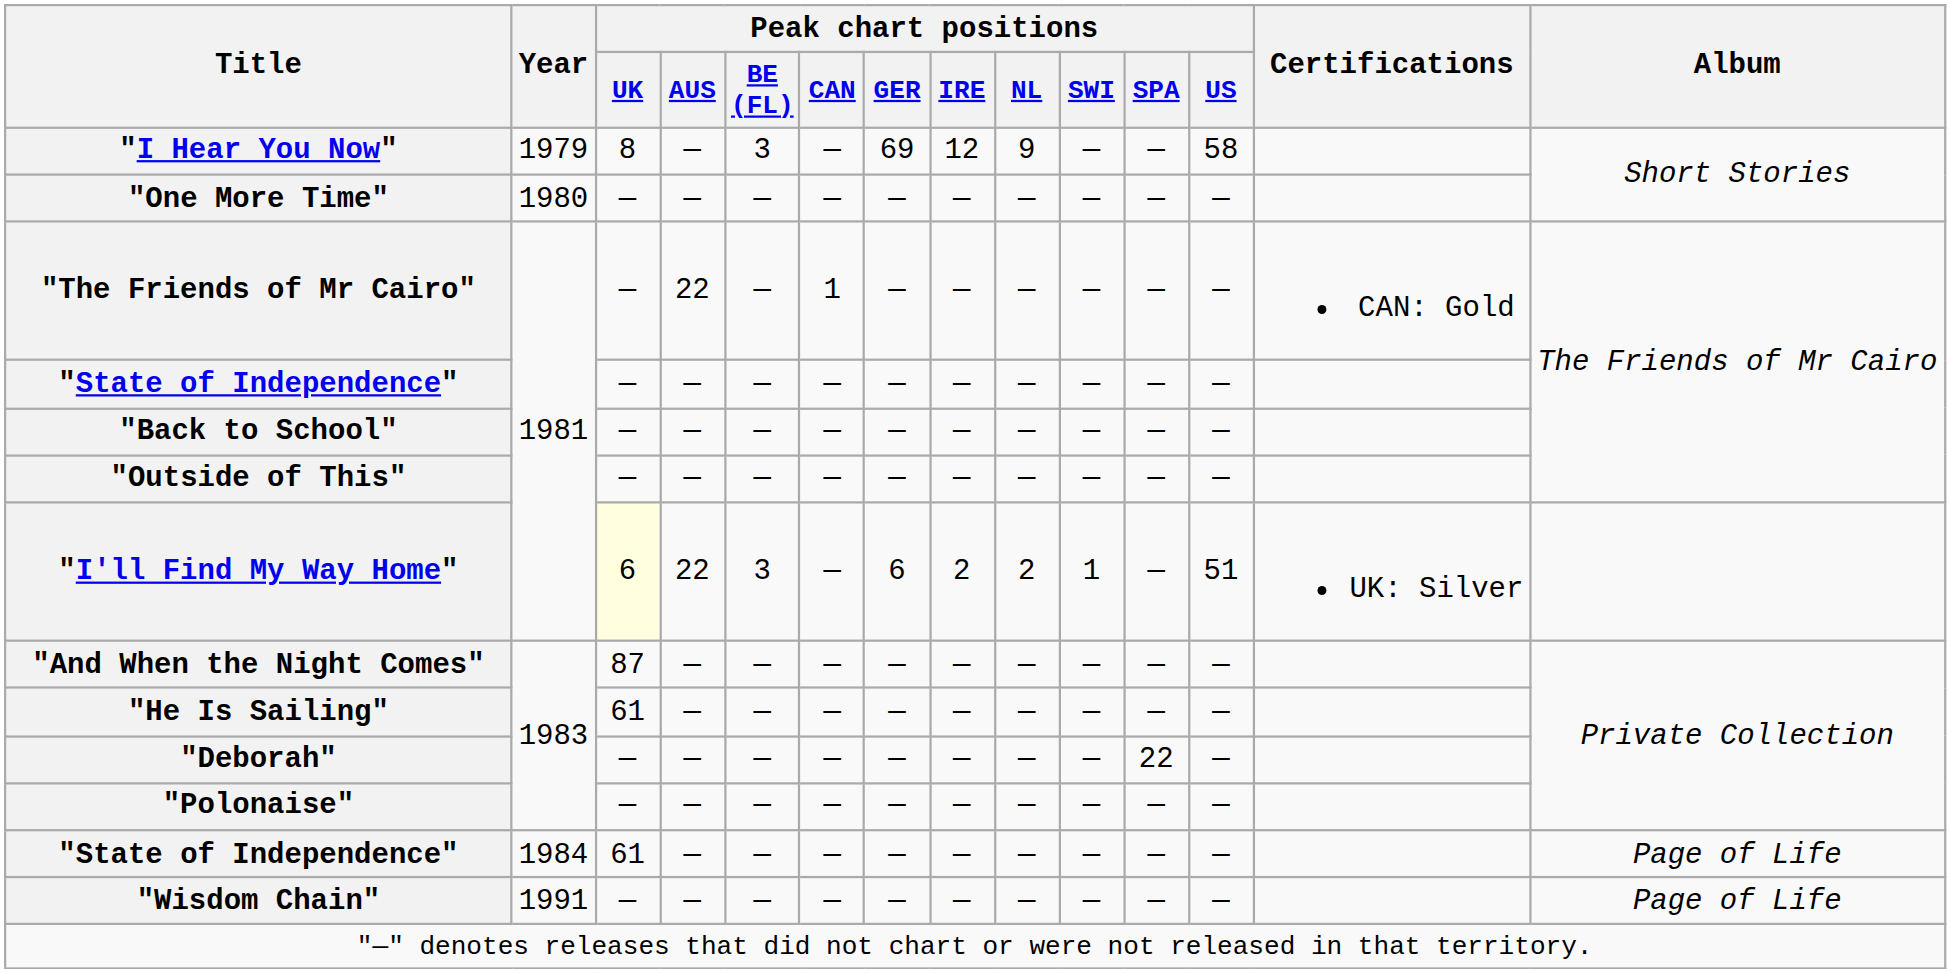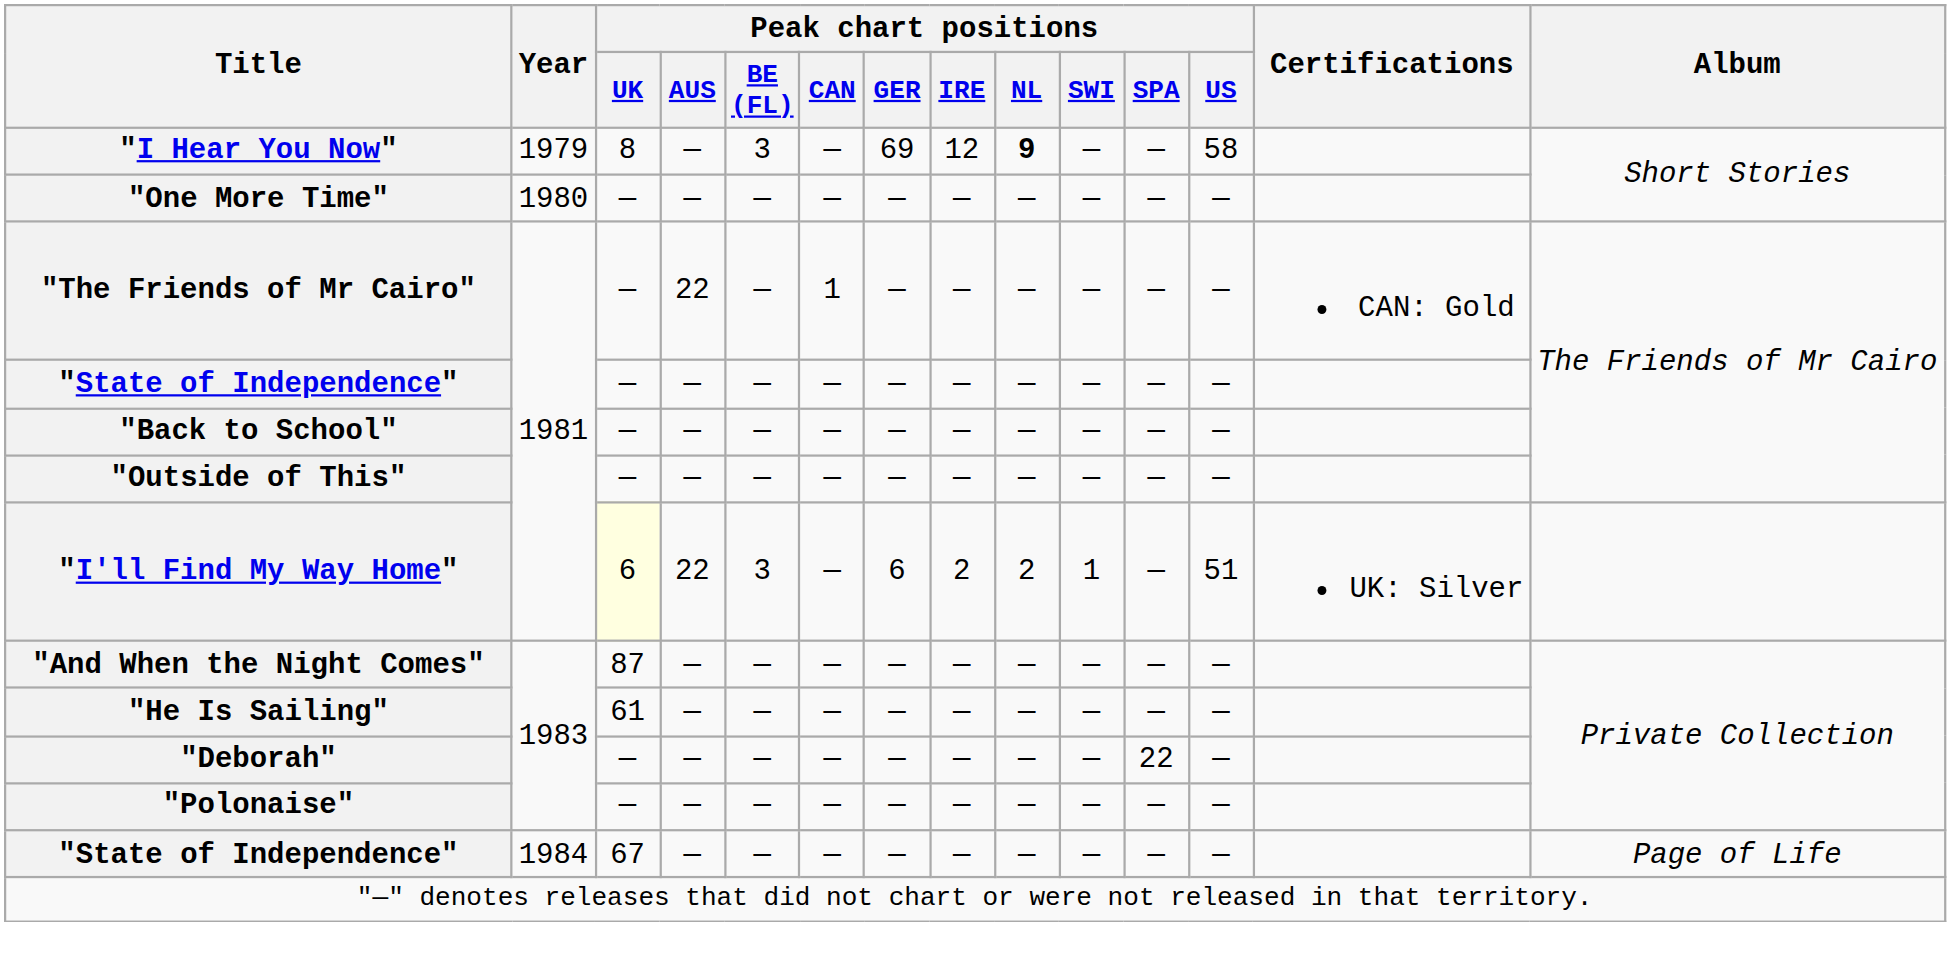(1027, 151) normal -> (1027, 151) bold
(628, 854) 61 -> (628, 854) 67
- row: (258, 901)
